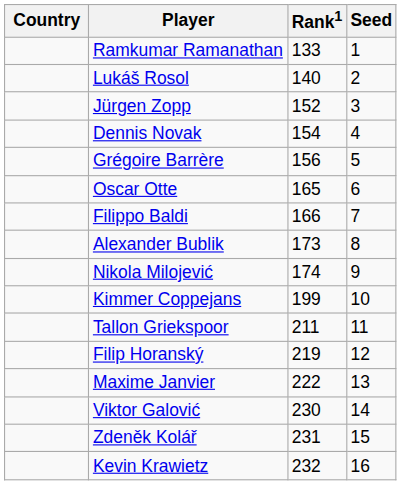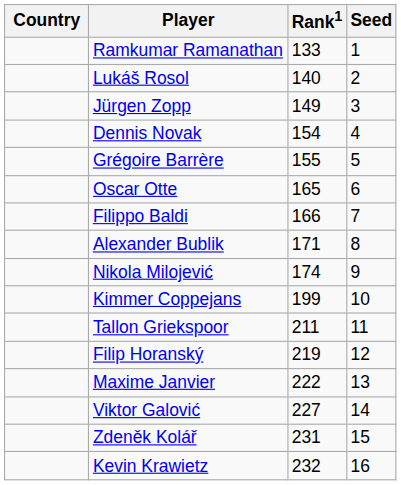(306, 106) 152 -> (306, 106) 149
(306, 161) 156 -> (306, 161) 155
(306, 244) 173 -> (306, 244) 171
(306, 410) 230 -> (306, 410) 227
